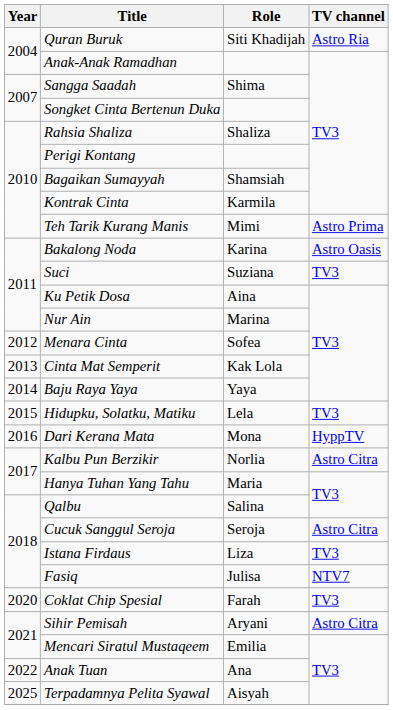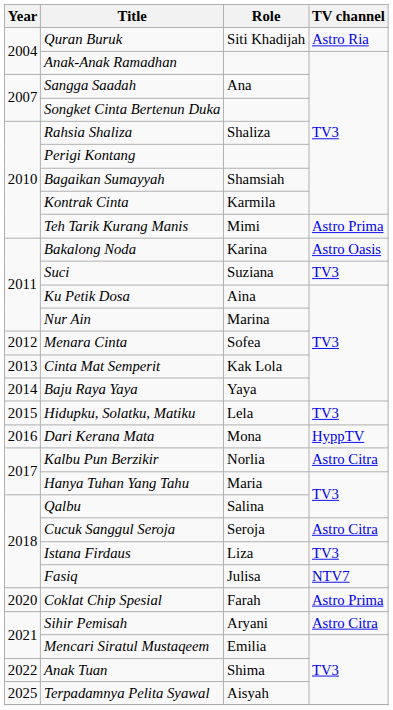(246, 86) Shima -> (239, 86) Ana
(325, 599) TV3 -> (348, 599) Astro Prima
(239, 669) Ana -> (246, 669) Shima
